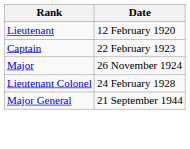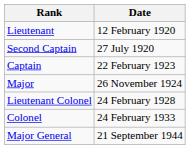+ row: (42, 48)
+ row: (24, 118)
